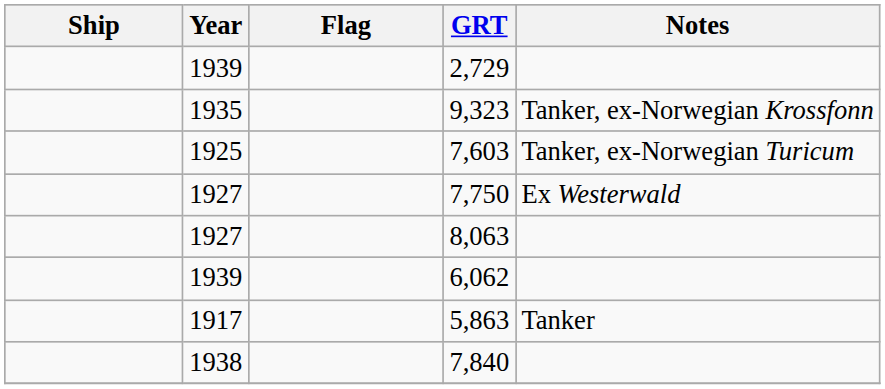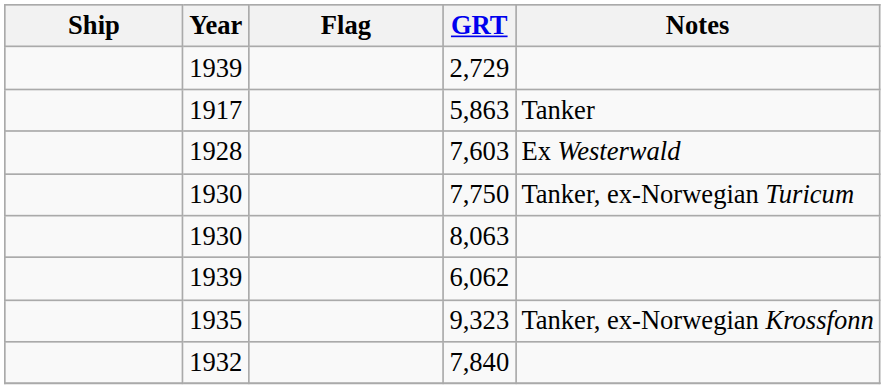rows swapped: (479, 320) <-> (479, 109)
(216, 151) 1925 -> (216, 151) 1928
(688, 151) Tanker, ex-Norwegian Turicum -> (601, 151) Ex Westerwald
(216, 194) 1927 -> (216, 194) 1930
(601, 194) Ex Westerwald -> (688, 194) Tanker, ex-Norwegian Turicum
(216, 236) 1927 -> (216, 236) 1930
(216, 362) 1938 -> (216, 362) 1932
